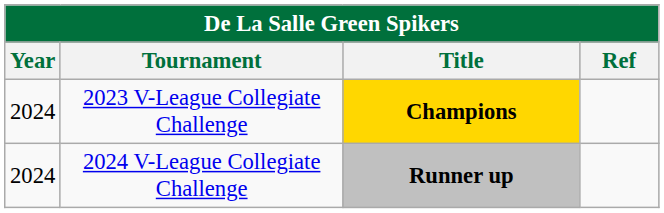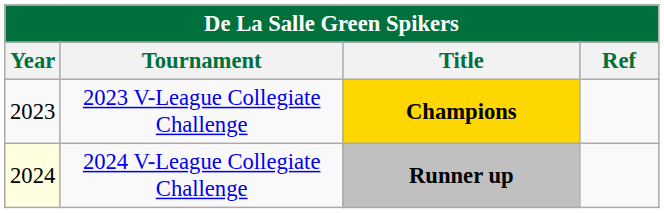(33, 111) 2024 -> (33, 111) 2023
(33, 175) no background -> (33, 175) lightyellow background
